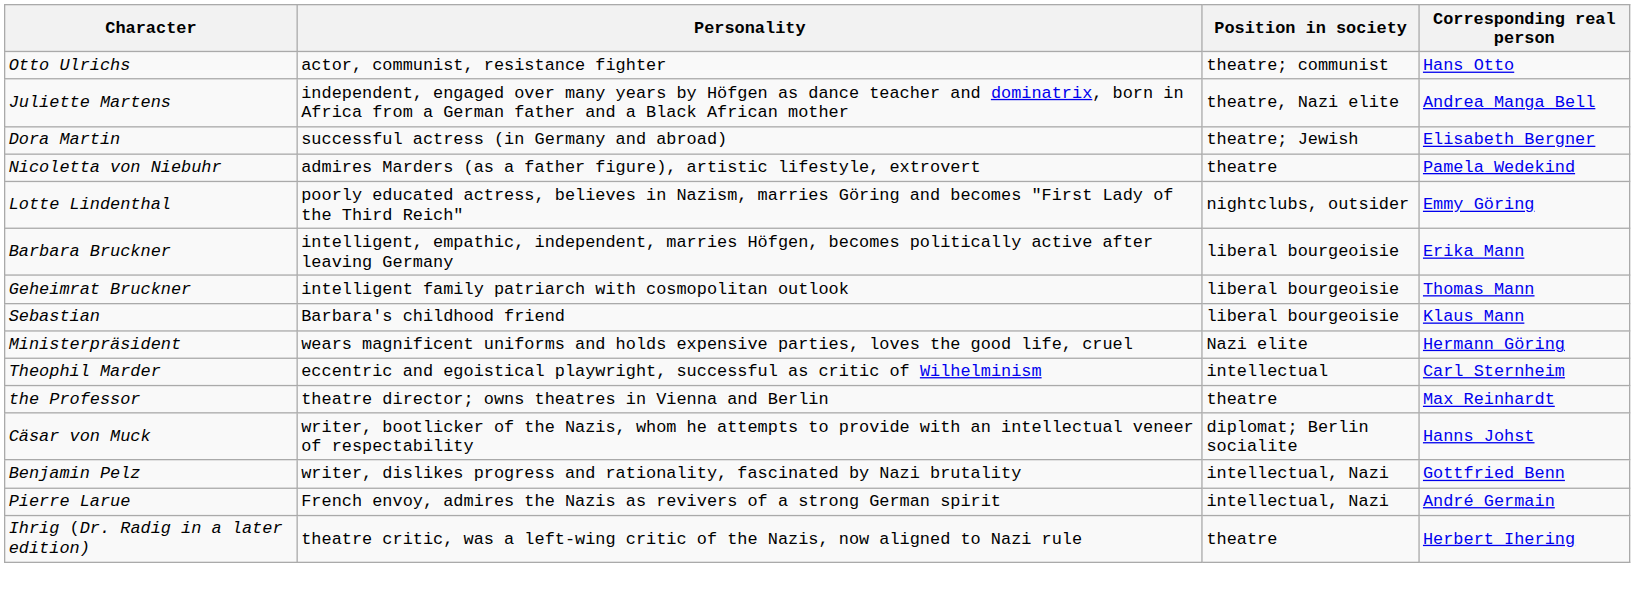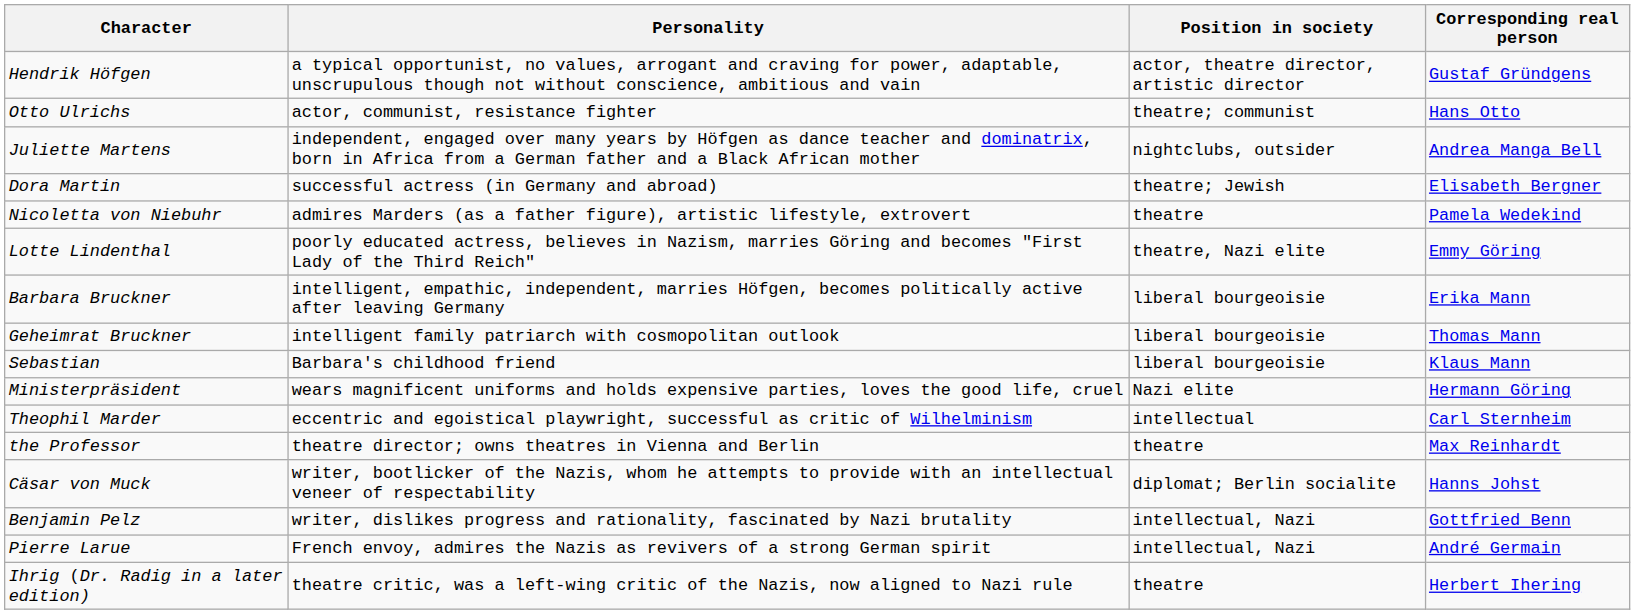+ row: (80, 75)
(1303, 103) theatre, Nazi elite -> (1234, 150) nightclubs, outsider
(1308, 205) nightclubs, outsider -> (1229, 252) theatre, Nazi elite
